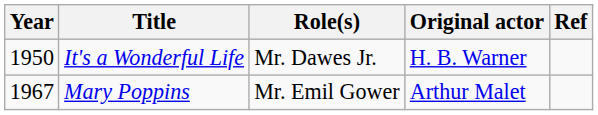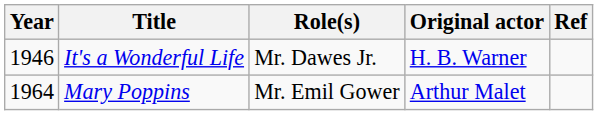(32, 57) 1950 -> (32, 57) 1946
(32, 92) 1967 -> (32, 92) 1964
